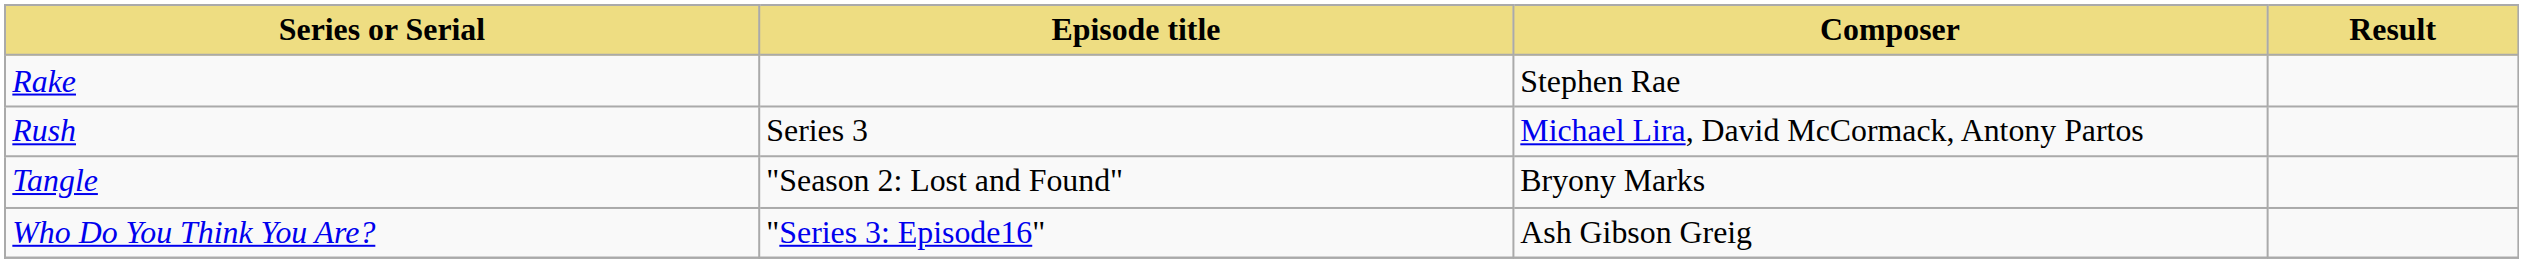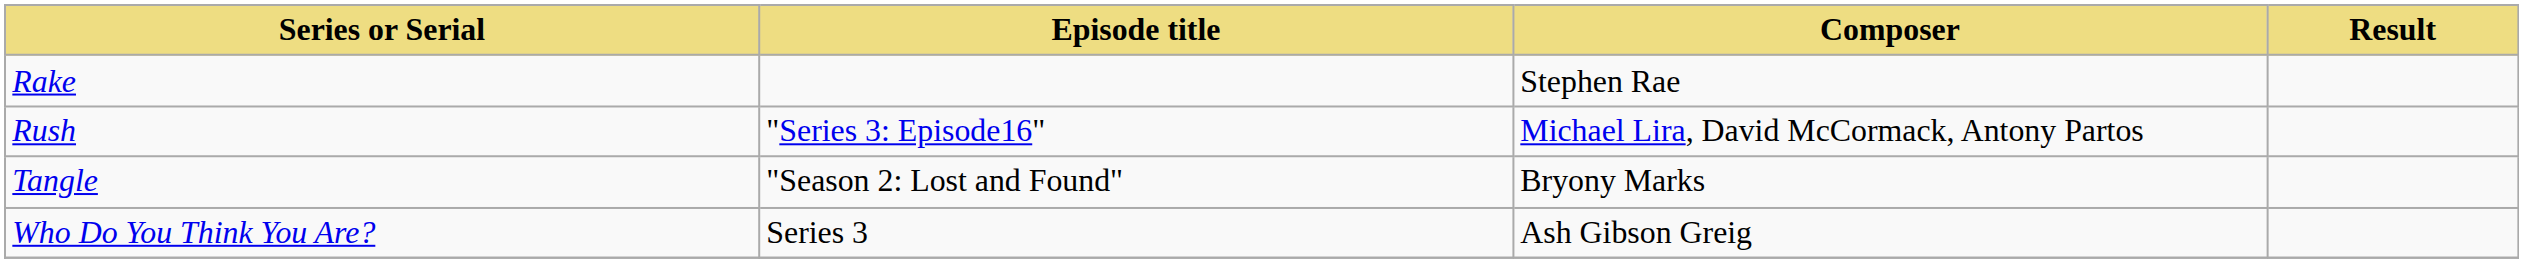(817, 130) Series 3 -> (906, 130) "Series 3: Episode16"
(906, 231) "Series 3: Episode16" -> (817, 231) Series 3
